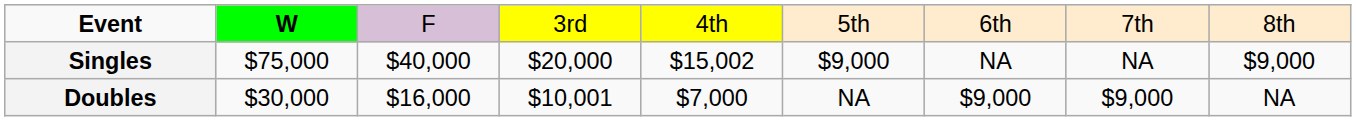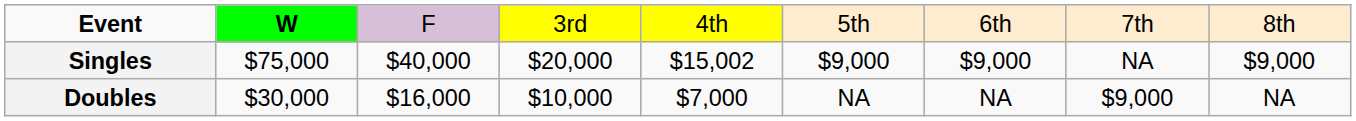(996, 61) NA -> (996, 61) $9,000
(570, 98) $10,001 -> (570, 98) $10,000
(996, 98) $9,000 -> (996, 98) NA
